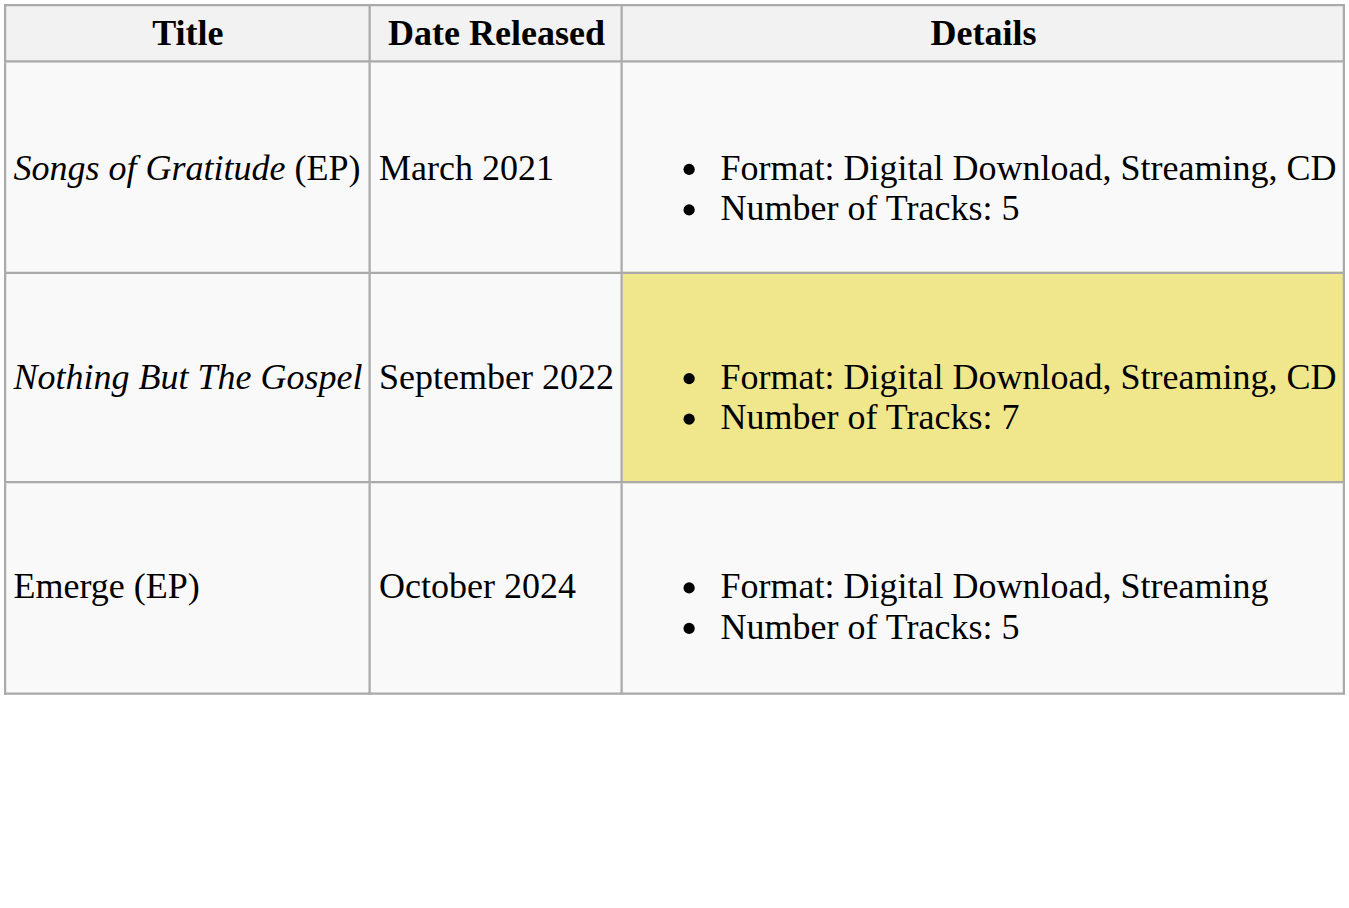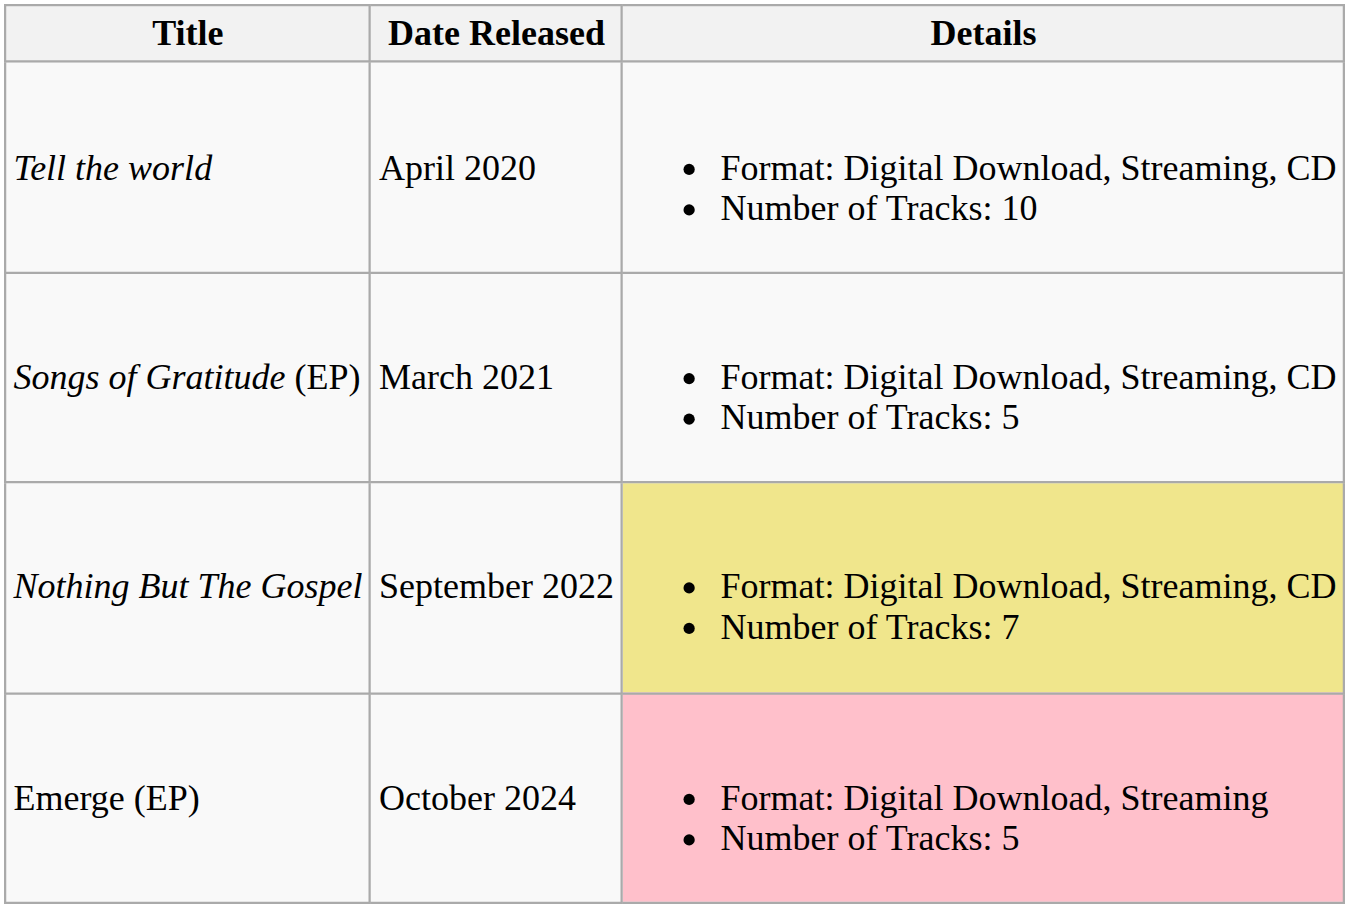+ row: (113, 166)
(984, 608) no background -> (984, 818) pink background
